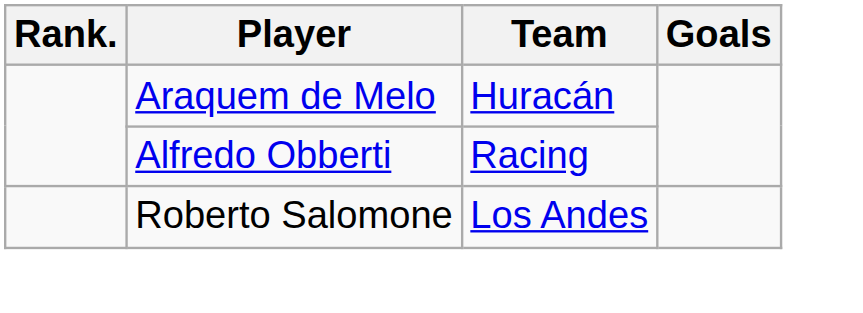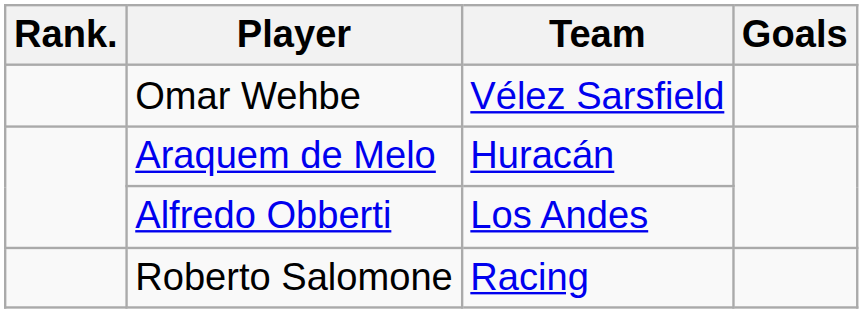+ row: (248, 95)
(530, 155) Racing -> (559, 215) Los Andes
(559, 215) Los Andes -> (530, 276) Racing
